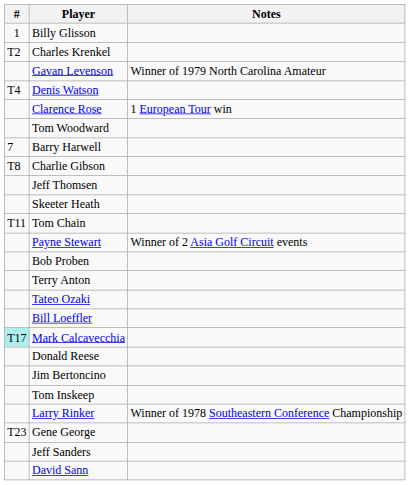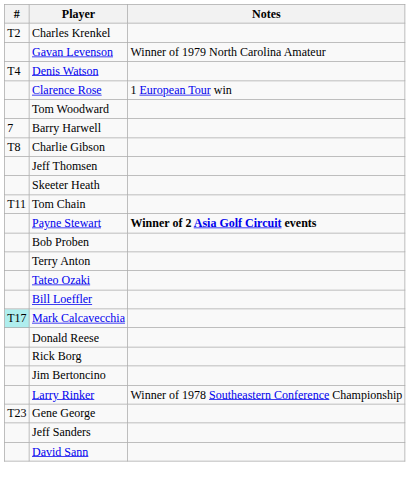- row: (64, 33)
(219, 242) normal -> (223, 223) bold
+ row: (57, 356)
- row: (63, 394)
